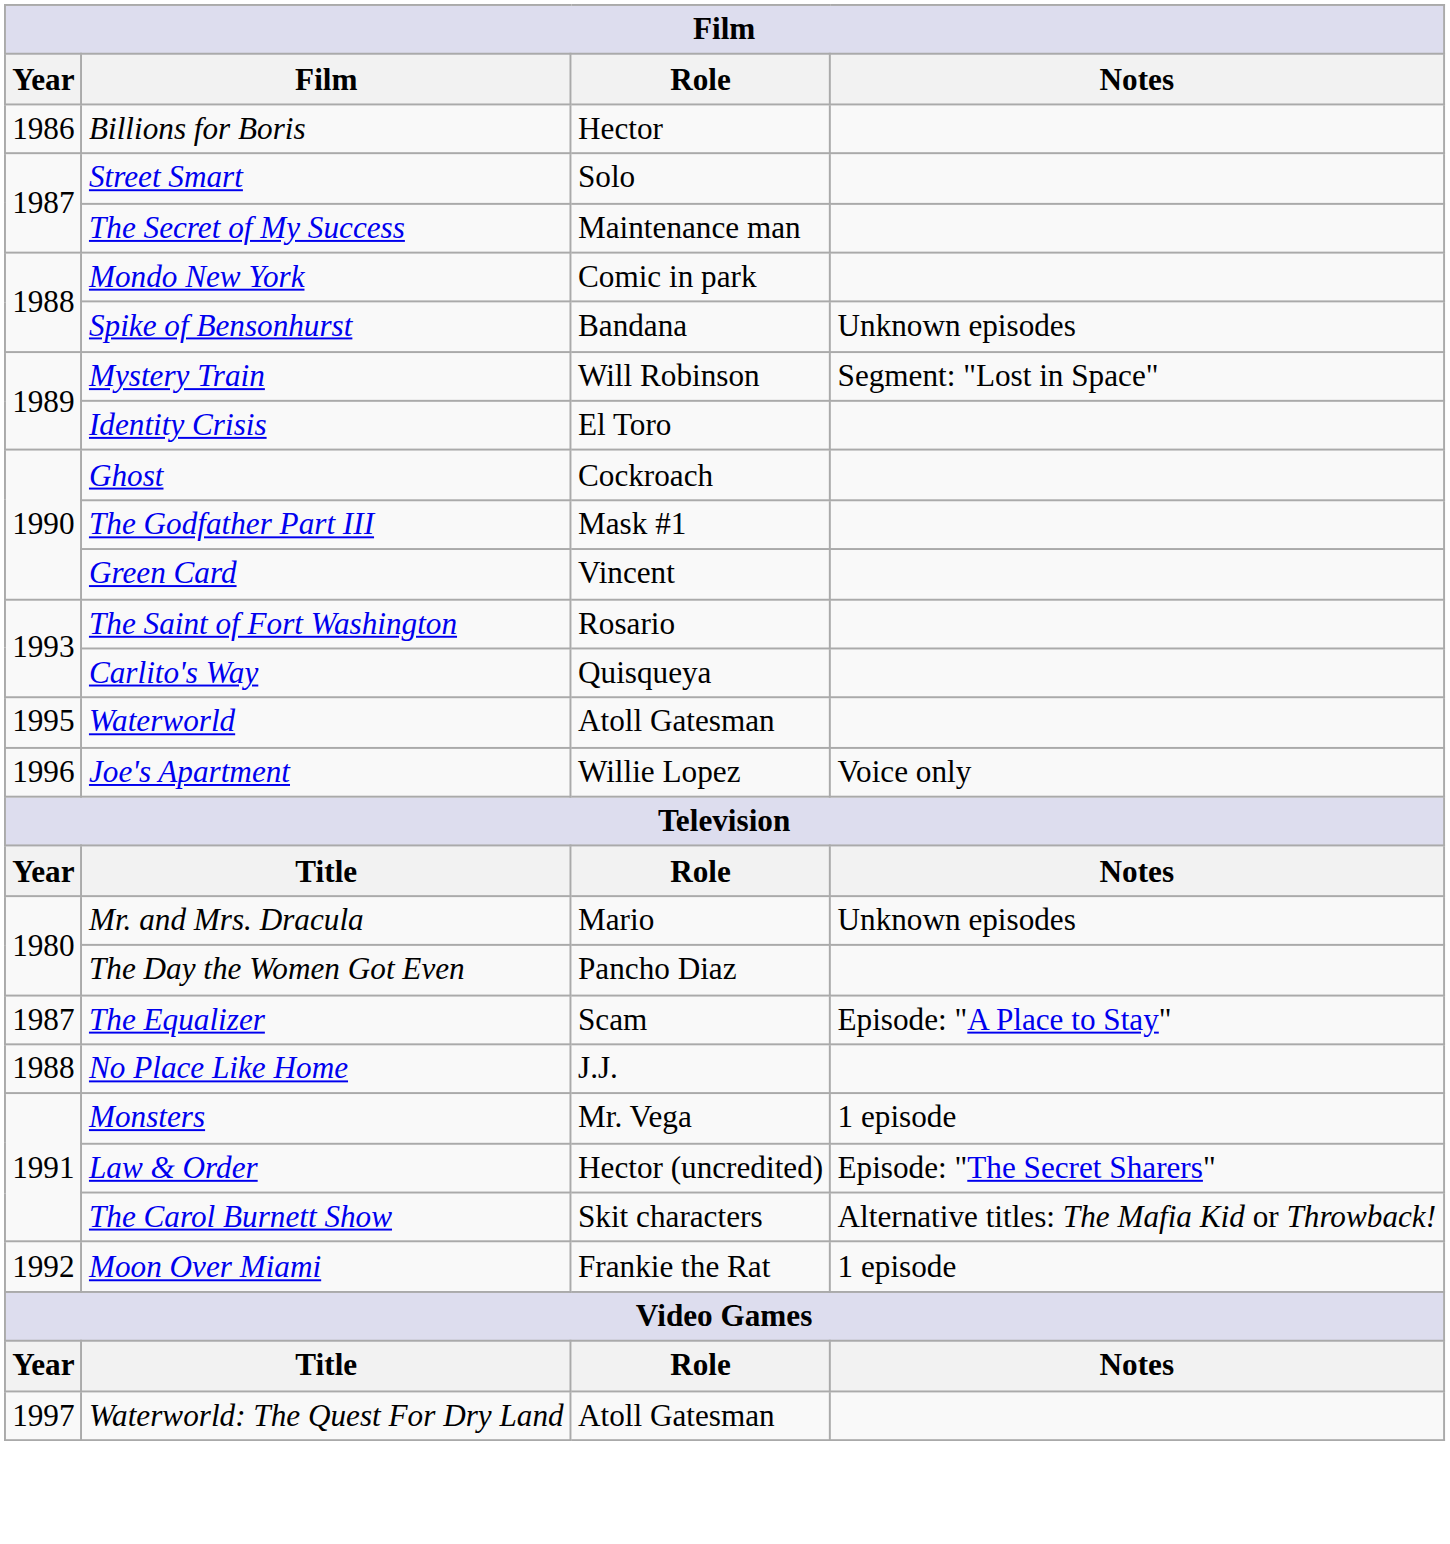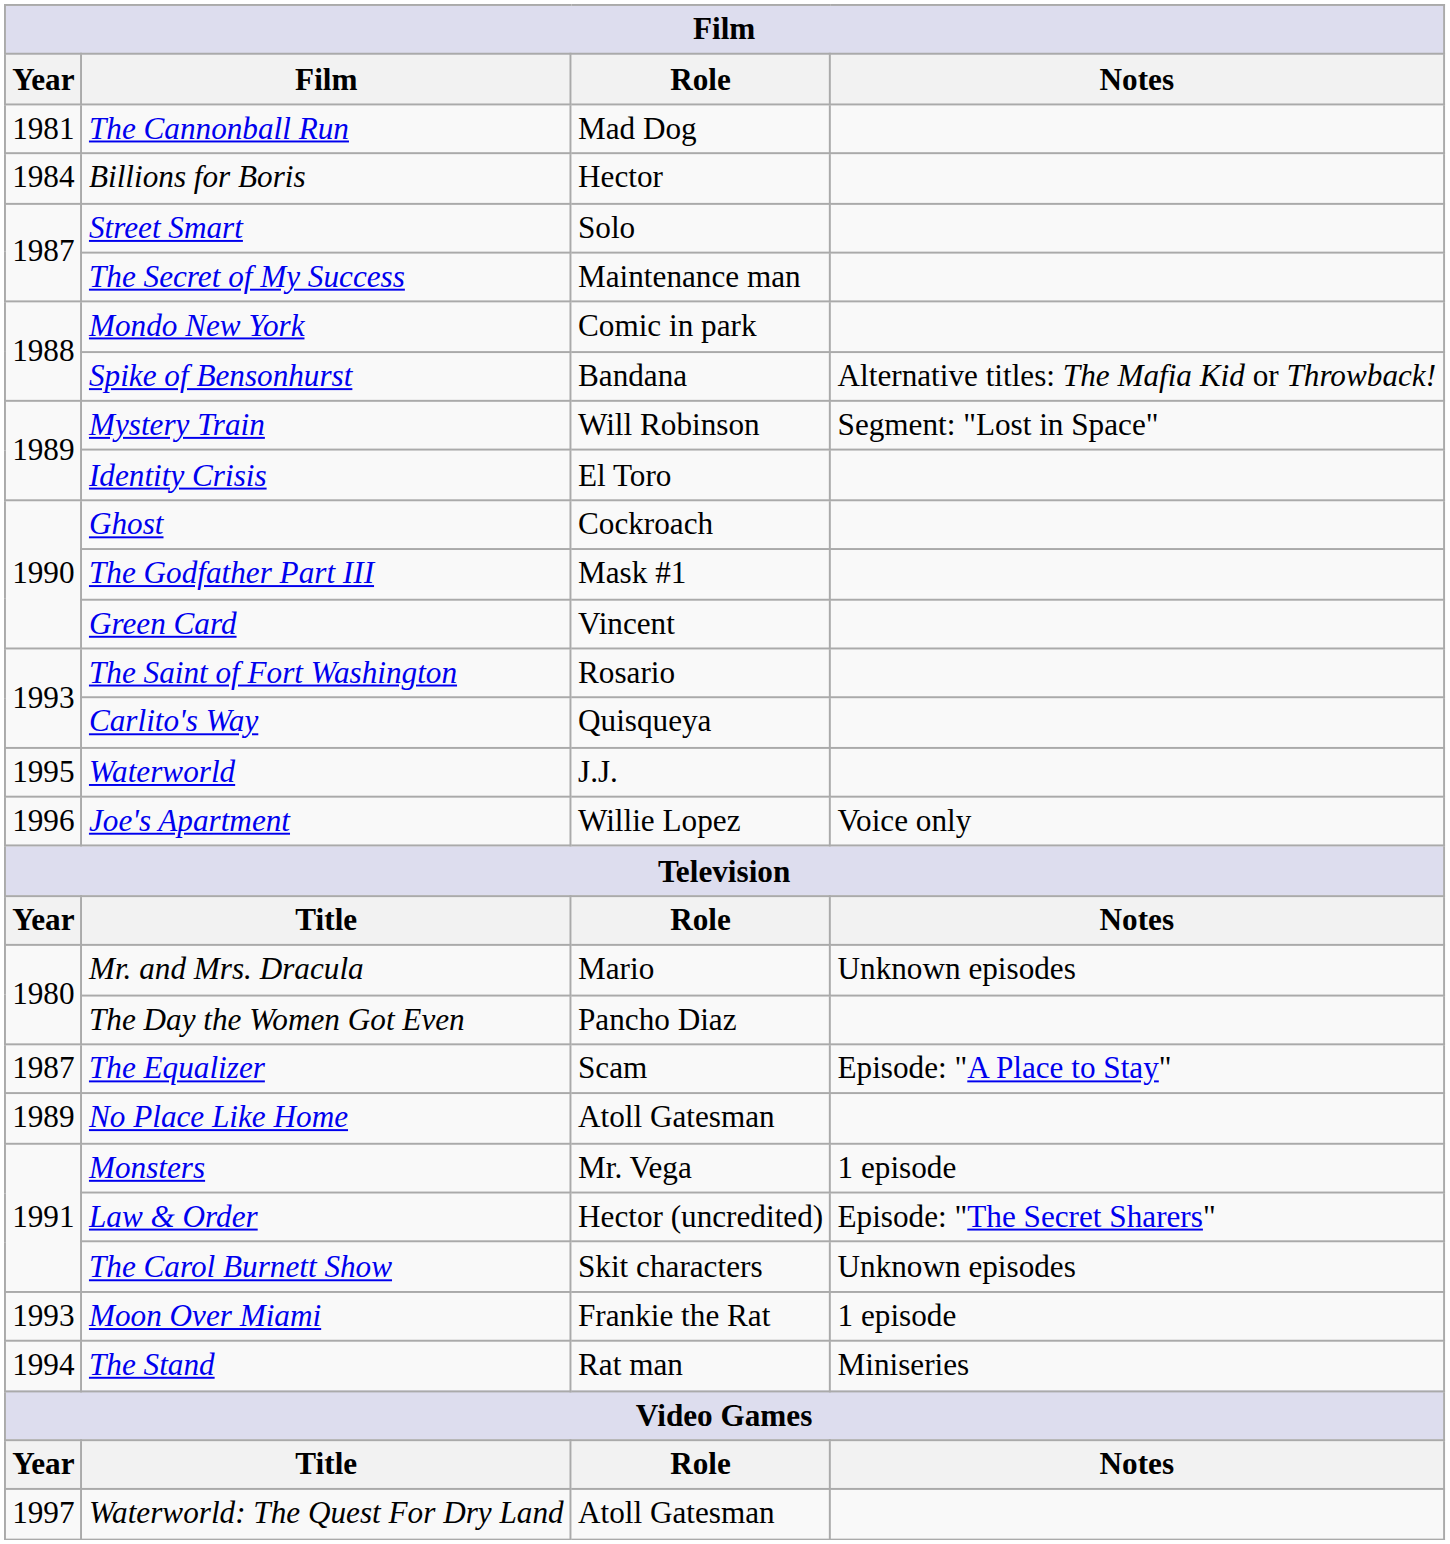+ row: (219, 128)
(43, 128) 1986 -> (43, 177) 1984
(957, 326) Unknown episodes -> (1137, 375) Alternative titles: The Mafia Kid or Throwback!
(676, 721) Atoll Gatesman -> (598, 771) J.J.
(43, 1068) 1988 -> (43, 1117) 1989
(598, 1068) J.J. -> (676, 1117) Atoll Gatesman
(1137, 1216) Alternative titles: The Mafia Kid or Throwback! -> (957, 1266) Unknown episodes
(43, 1266) 1992 -> (43, 1315) 1993
+ row: (152, 1365)
